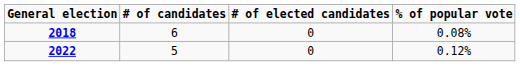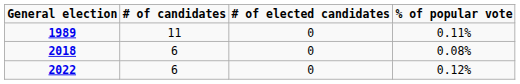+ row: (62, 32)
(174, 51) 5 -> (174, 70) 6
